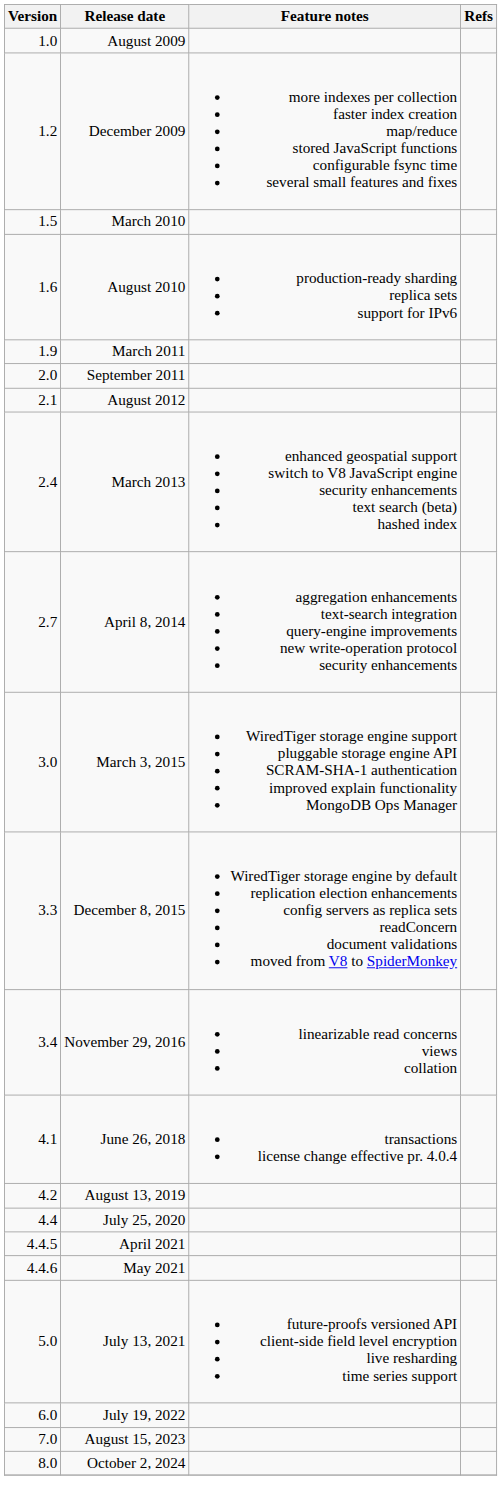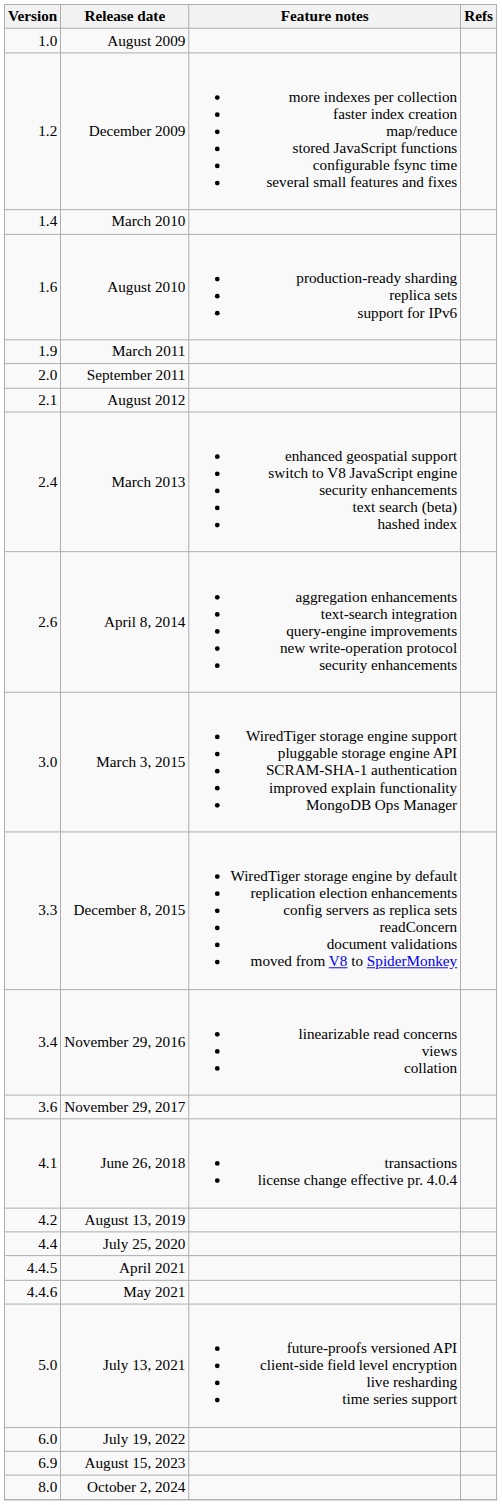(48, 221) 1.5 -> (48, 221) 1.4
(48, 622) 2.7 -> (48, 622) 2.6
+ row: (125, 1107)
(48, 1439) 7.0 -> (48, 1463) 6.9
